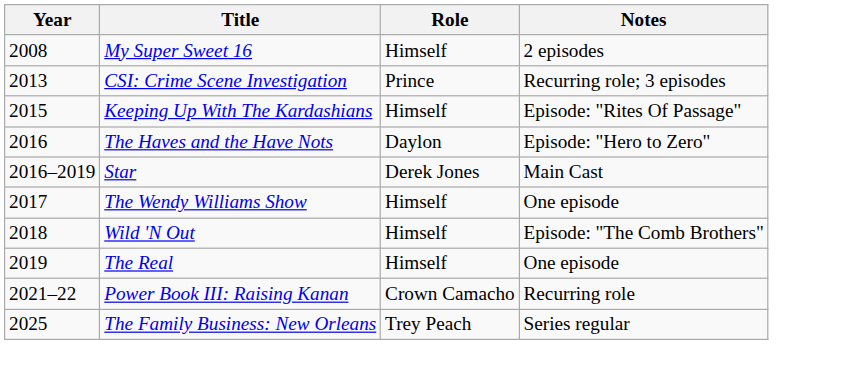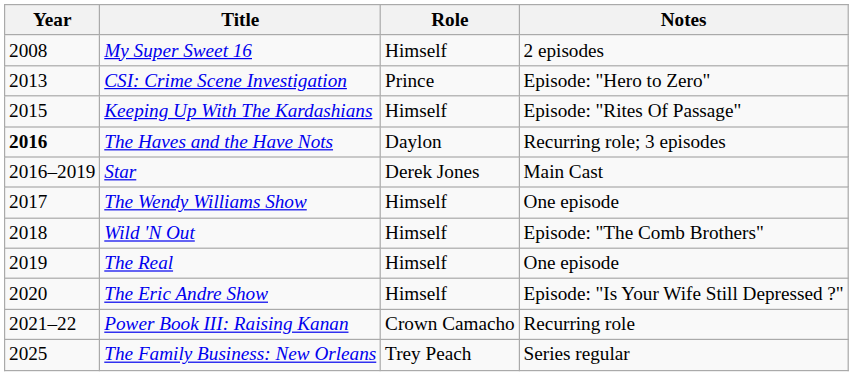(625, 80) Recurring role; 3 episodes -> (617, 80) Episode: "Hero to Zero"
(28, 141) normal -> (28, 141) bold
(617, 141) Episode: "Hero to Zero" -> (625, 141) Recurring role; 3 episodes
+ row: (186, 293)
